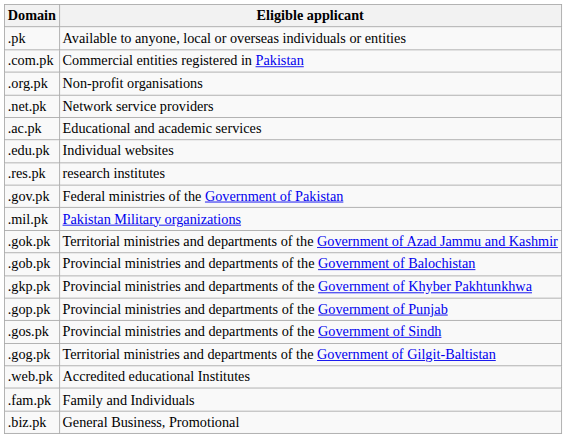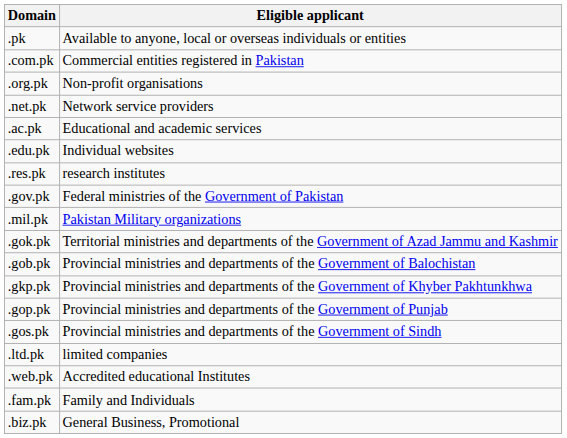- row: (29, 354)
+ row: (26, 354)
